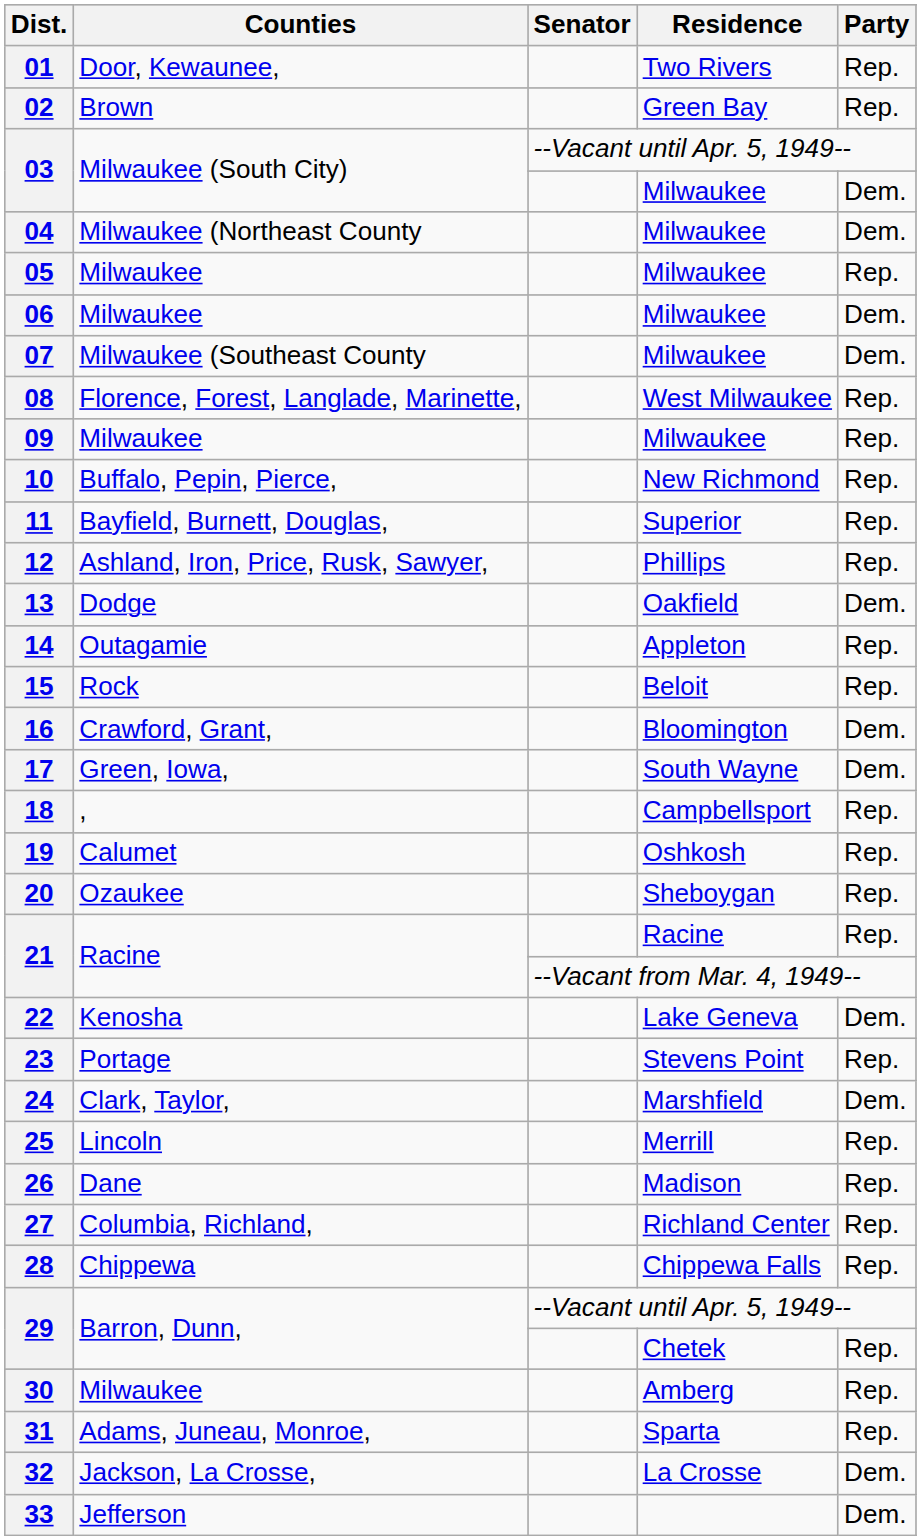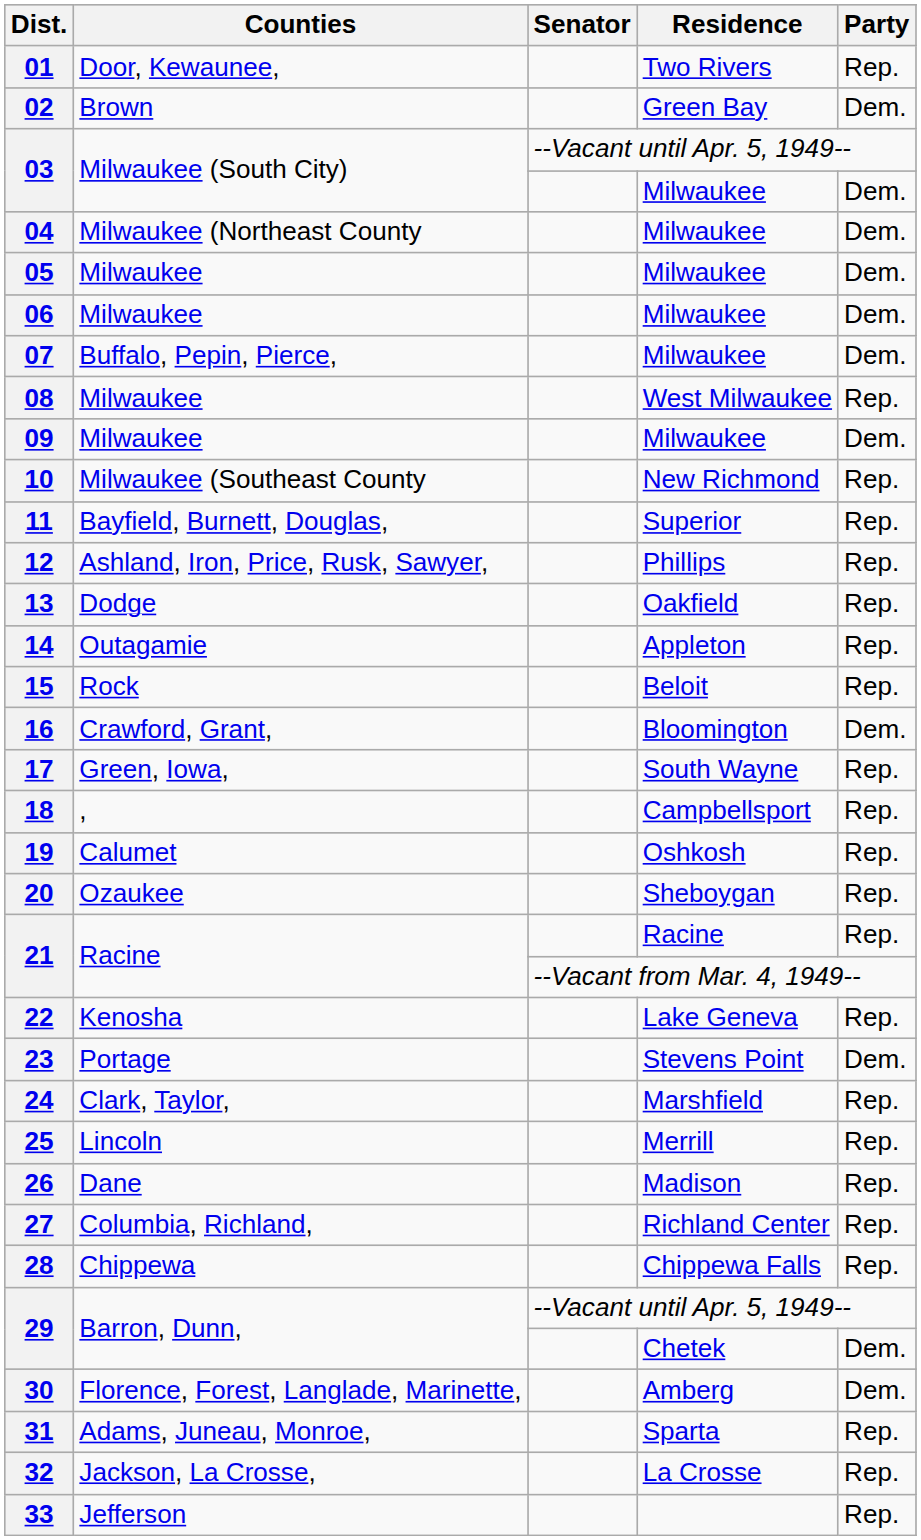(872, 107) Rep. -> (875, 107) Dem.
(872, 273) Rep. -> (875, 273) Dem.
(253, 356) Milwaukee (Southeast County -> (208, 356) Buffalo, Pepin, Pierce,
(300, 397) Florence, Forest, Langlade, Marinette, -> (141, 397) Milwaukee
(872, 438) Rep. -> (875, 438) Dem.
(208, 480) Buffalo, Pepin, Pierce, -> (253, 480) Milwaukee (Southeast County
(875, 604) Dem. -> (872, 604) Rep.
(875, 769) Dem. -> (872, 769) Rep.
(875, 1017) Dem. -> (872, 1017) Rep.
(872, 1059) Rep. -> (875, 1059) Dem.
(875, 1100) Dem. -> (872, 1100) Rep.
(872, 1348) Rep. -> (875, 1348) Dem.
(141, 1390) Milwaukee -> (300, 1390) Florence, Forest, Langlade, Marinette,
(872, 1390) Rep. -> (875, 1390) Dem.
(875, 1472) Dem. -> (872, 1472) Rep.
(875, 1514) Dem. -> (872, 1514) Rep.
